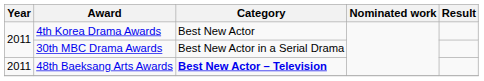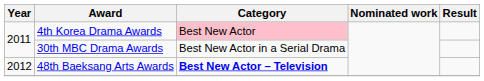(216, 31) no background -> (217, 31) pink background
(19, 66) 2011 -> (19, 66) 2012
